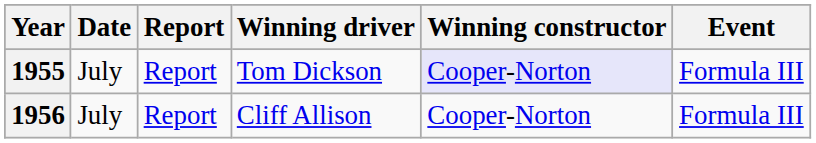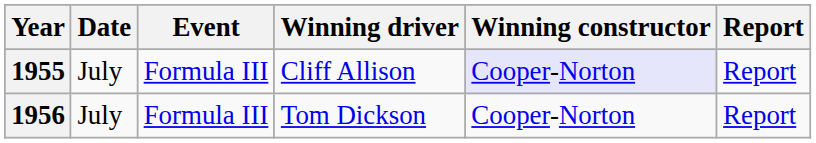columns swapped: (741, 26) <-> (184, 26)
(309, 71) Tom Dickson -> (348, 71) Cliff Allison
(304, 115) Cliff Allison -> (353, 115) Tom Dickson
